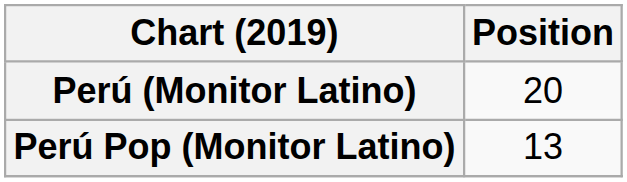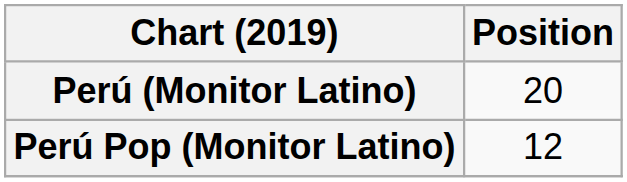(543, 147) 13 -> (543, 147) 12
